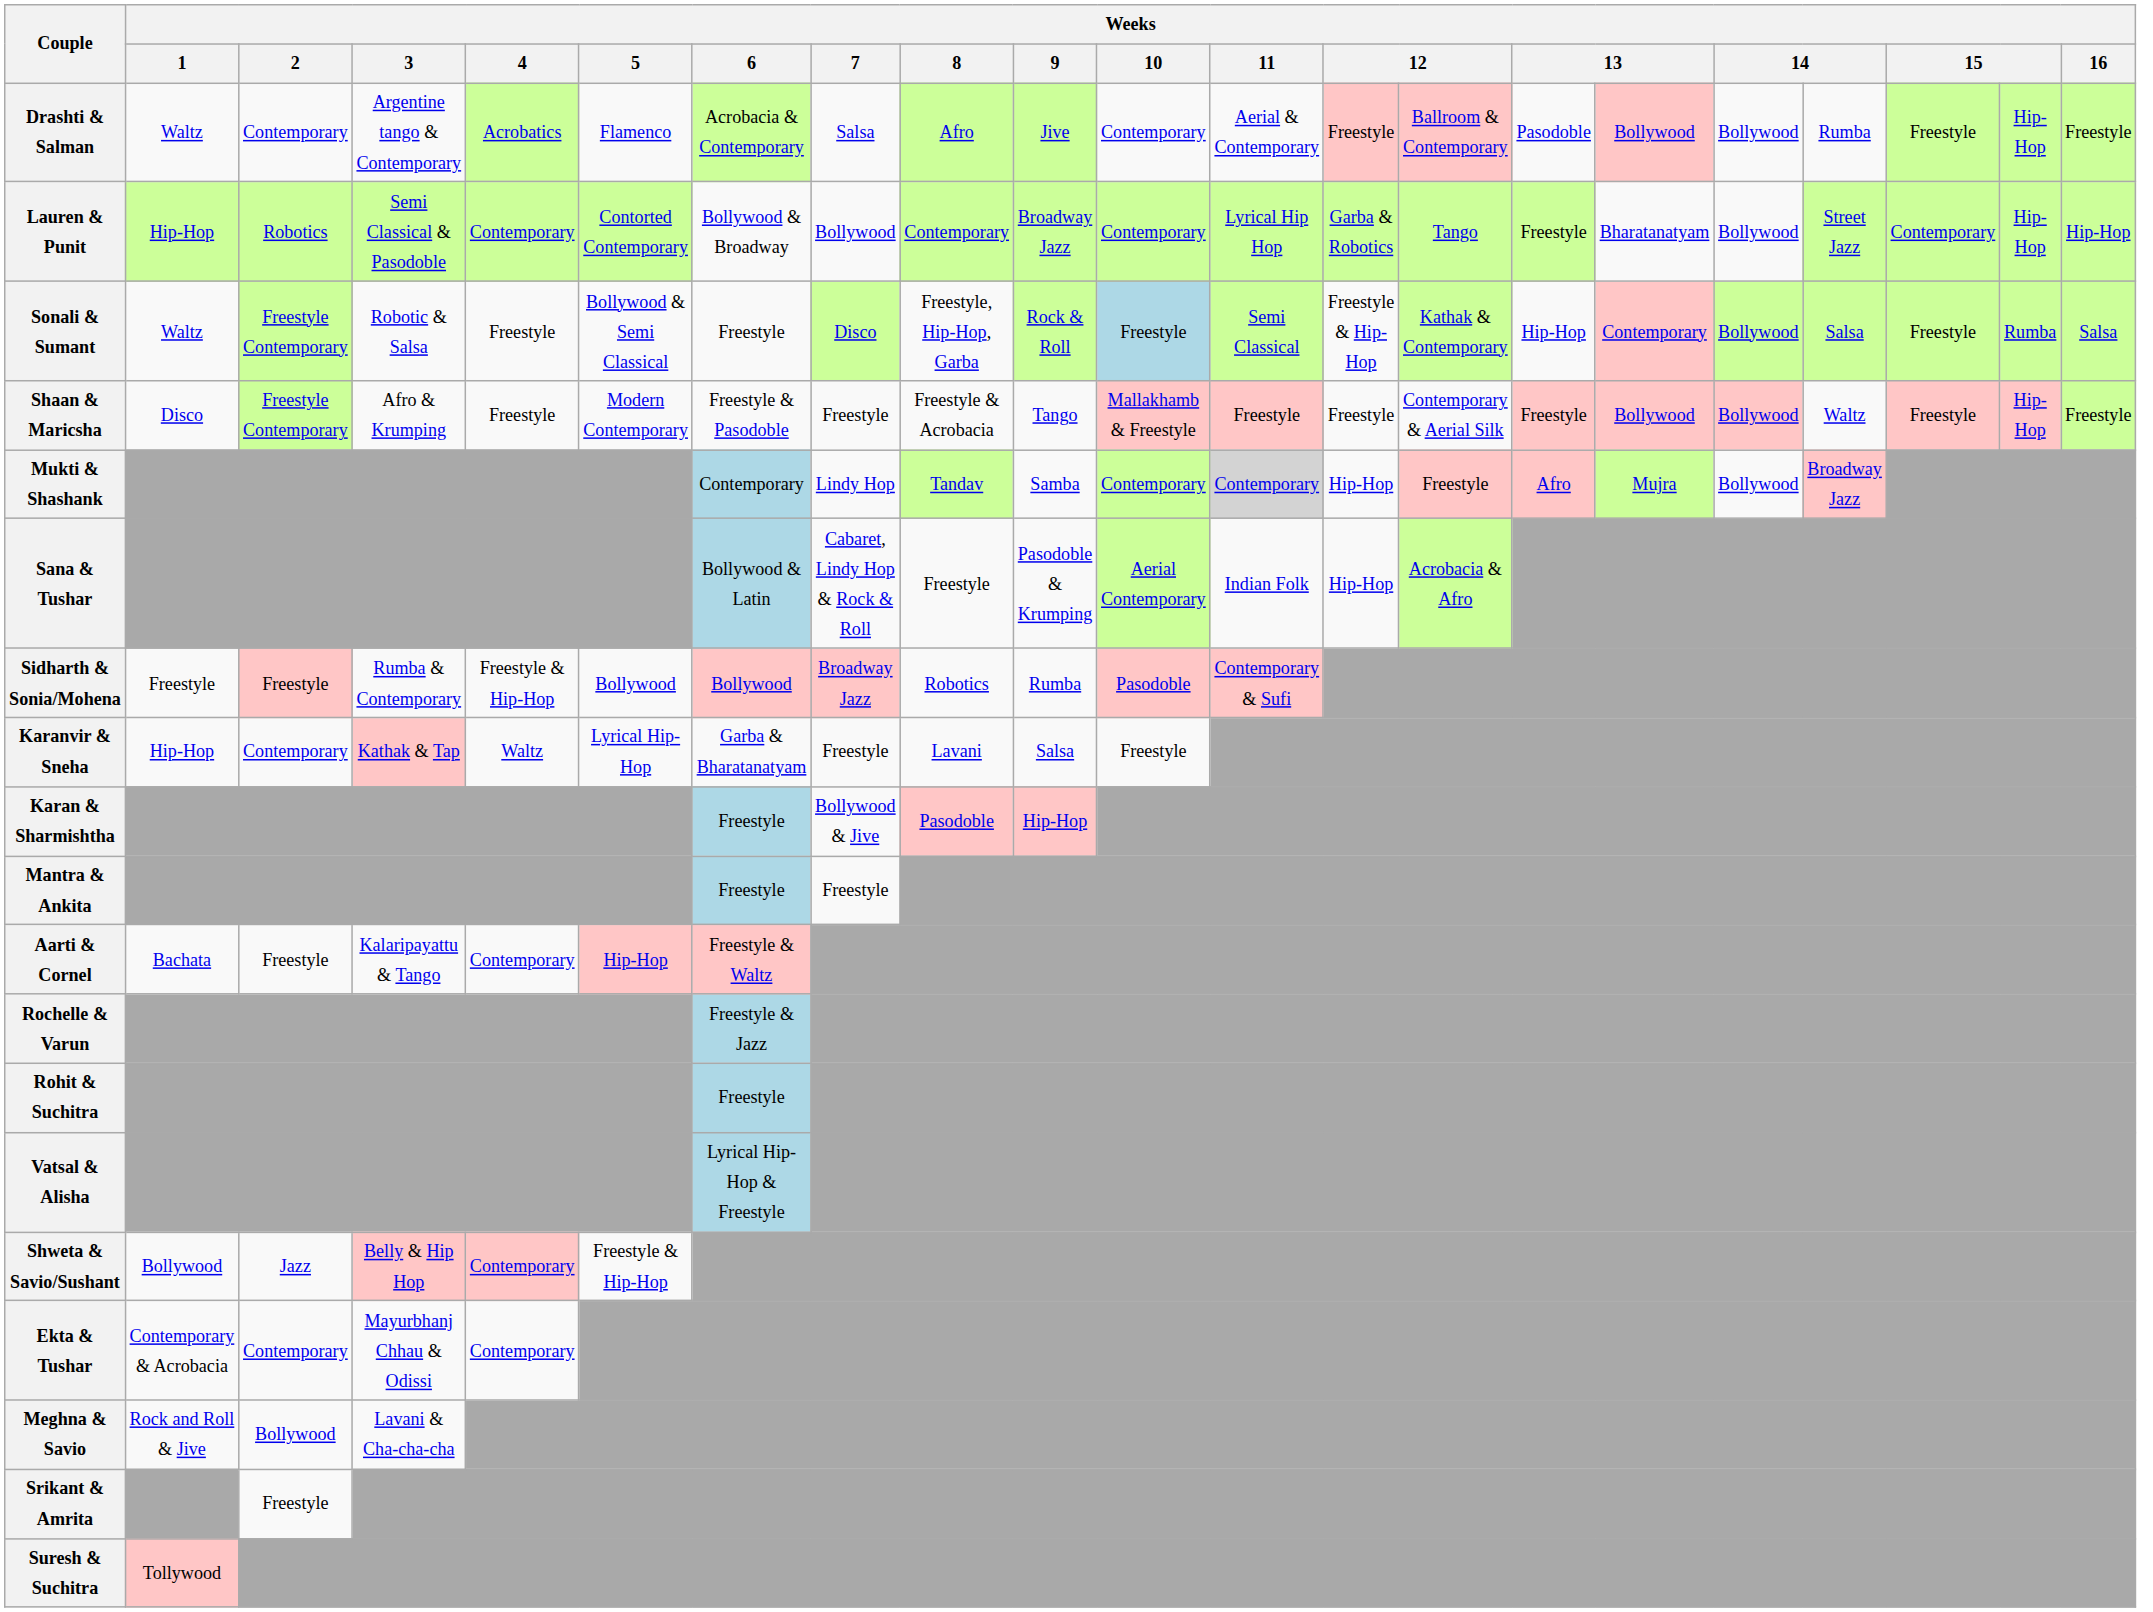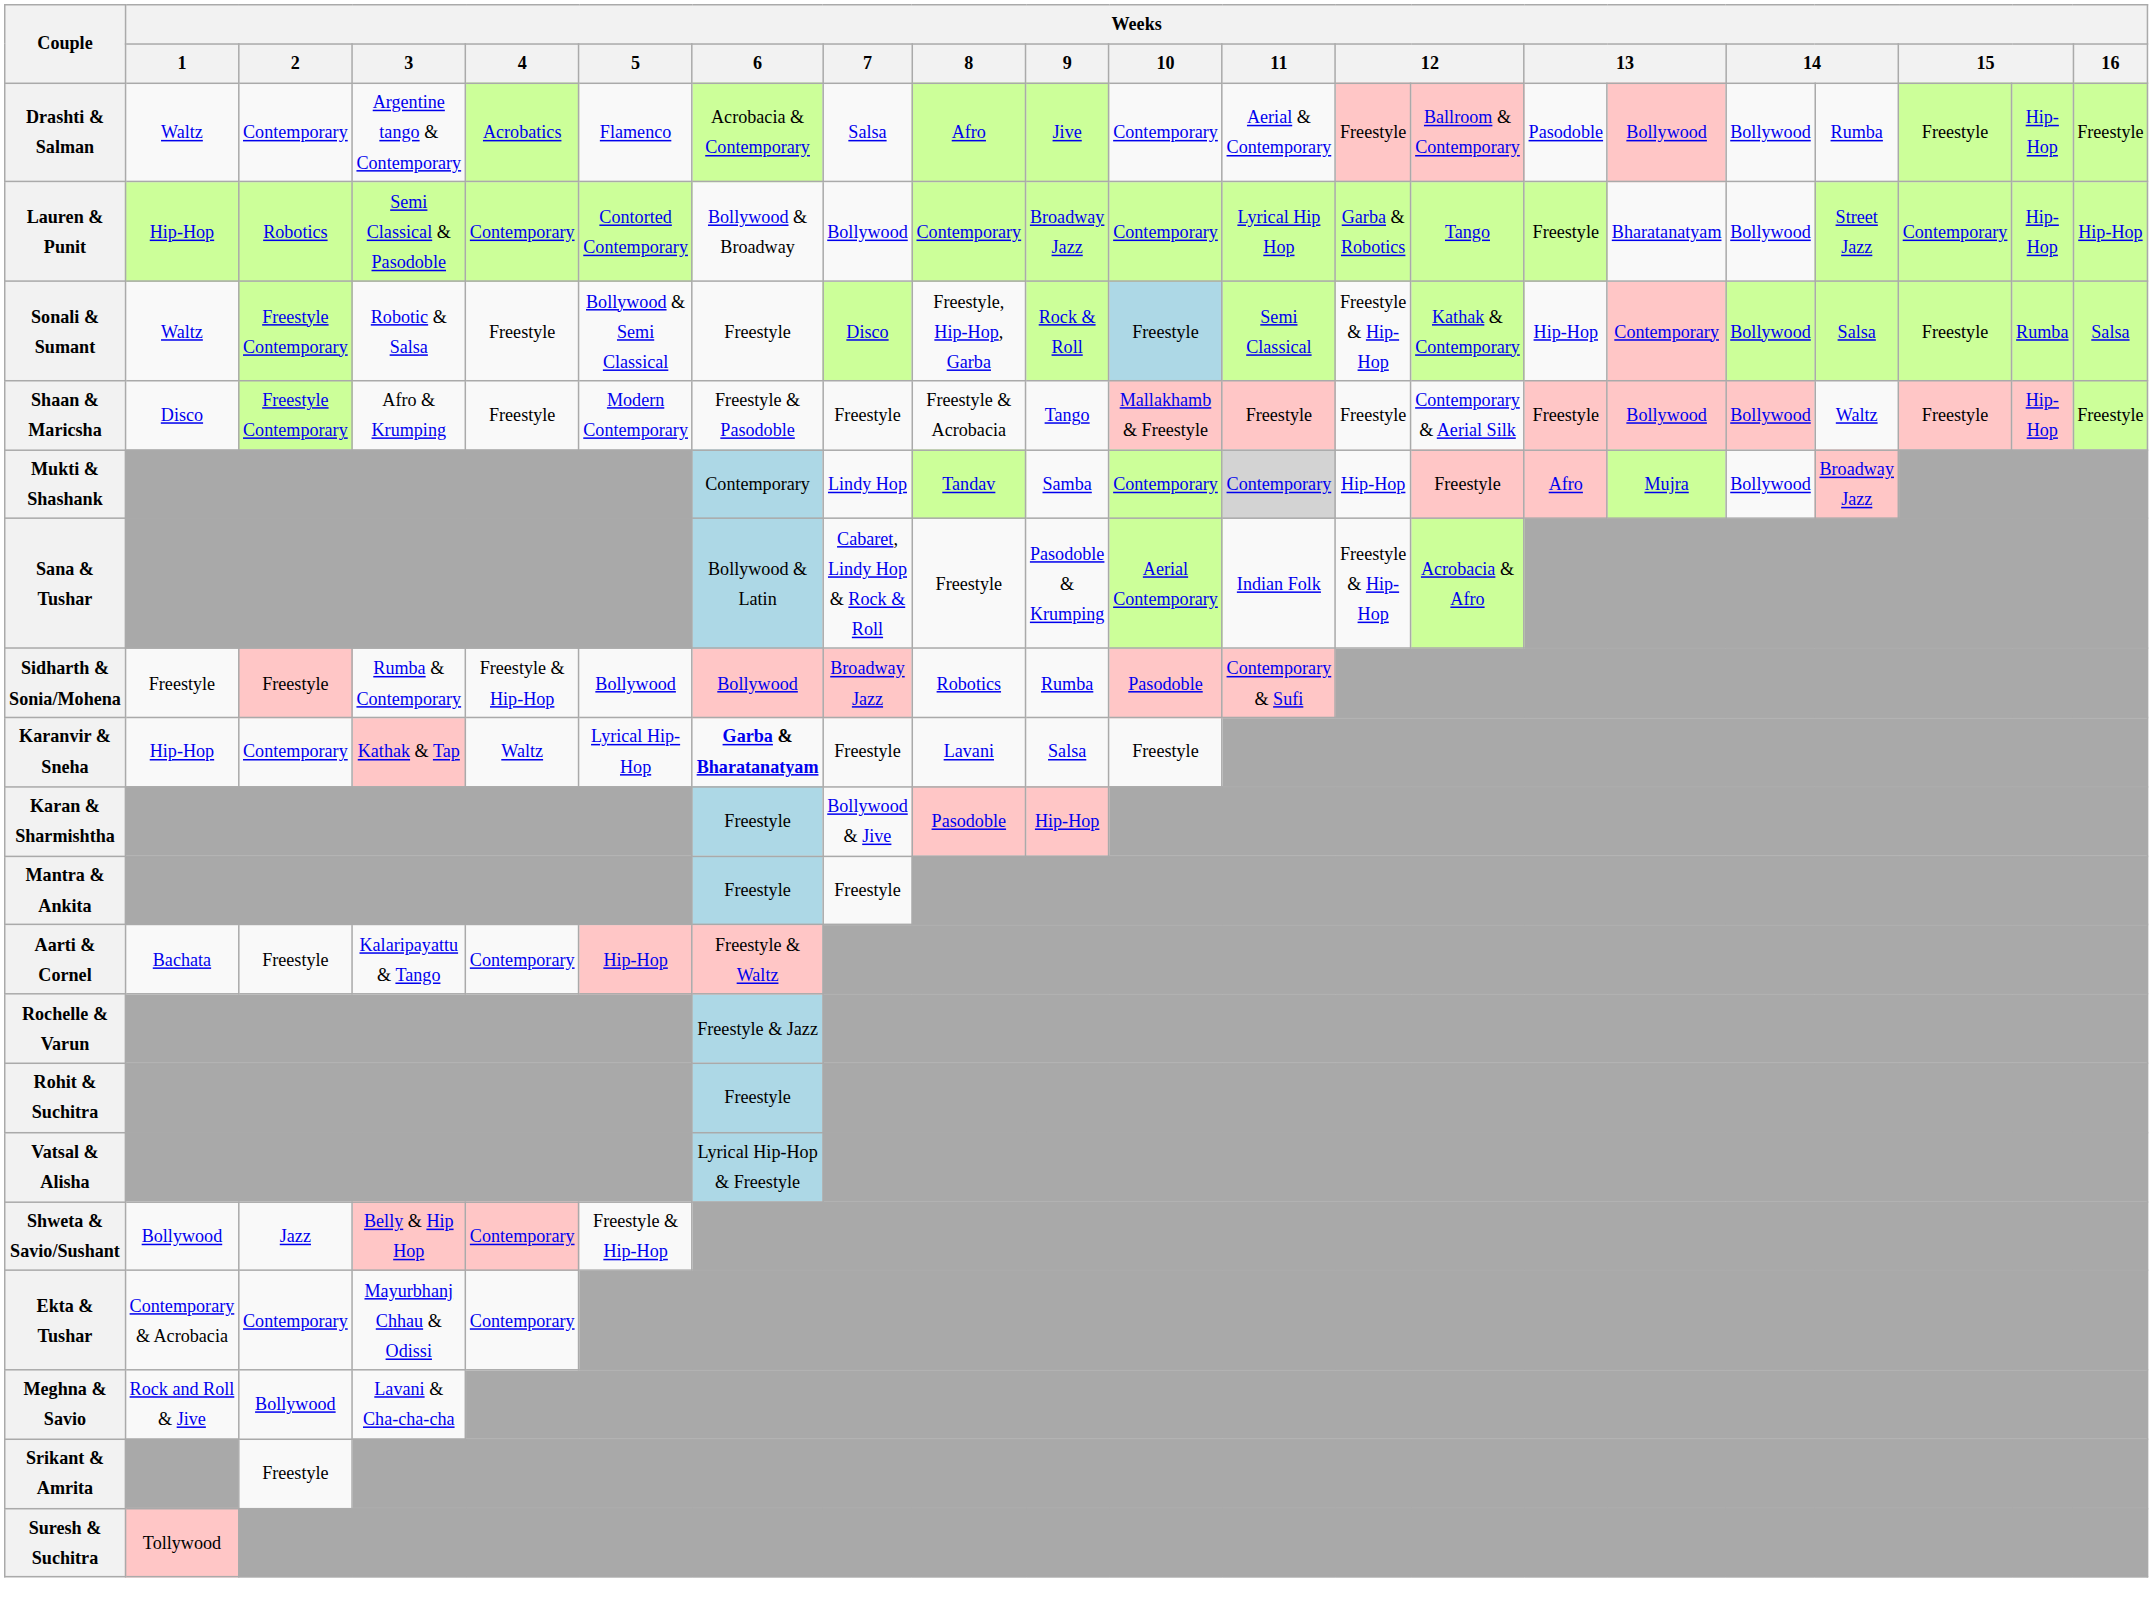(1361, 584) Hip-Hop -> (1373, 584) Freestyle & Hip-Hop
(752, 752) normal -> (758, 752) bold
